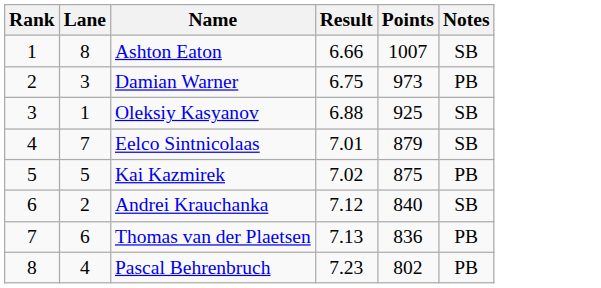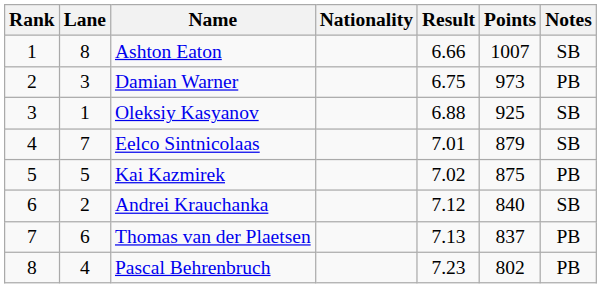+ column: (366, 19)
(408, 236) 836 -> (510, 236) 837
